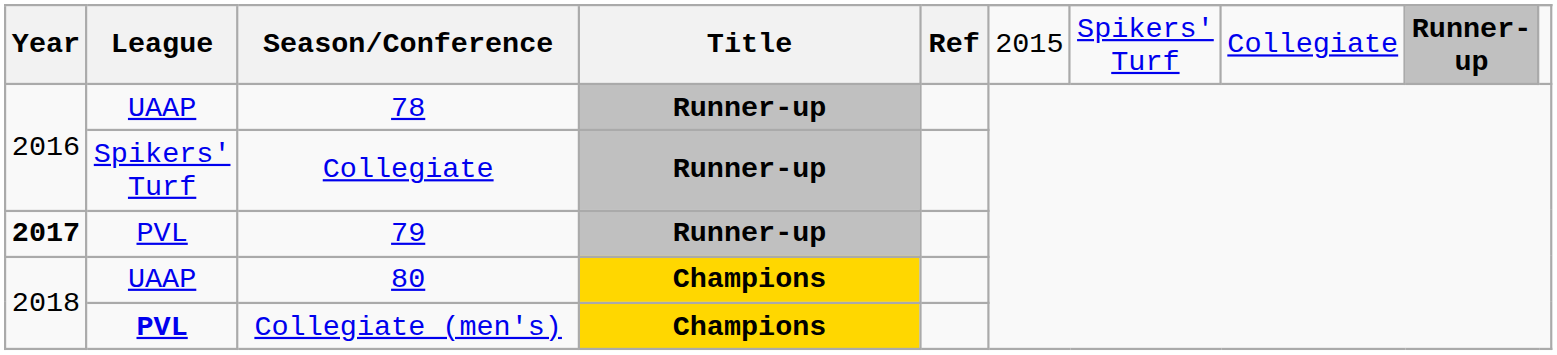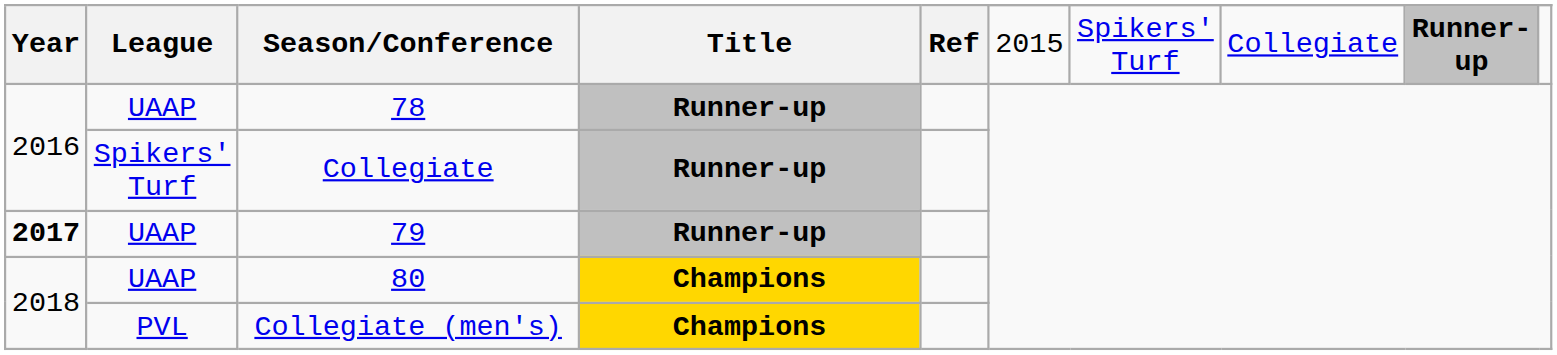(162, 233) PVL -> (162, 233) UAAP
(162, 326) bold -> (162, 326) normal
